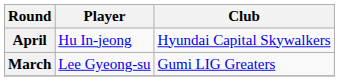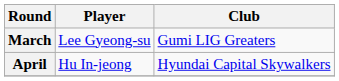rows swapped: (30, 64) <-> (30, 40)
